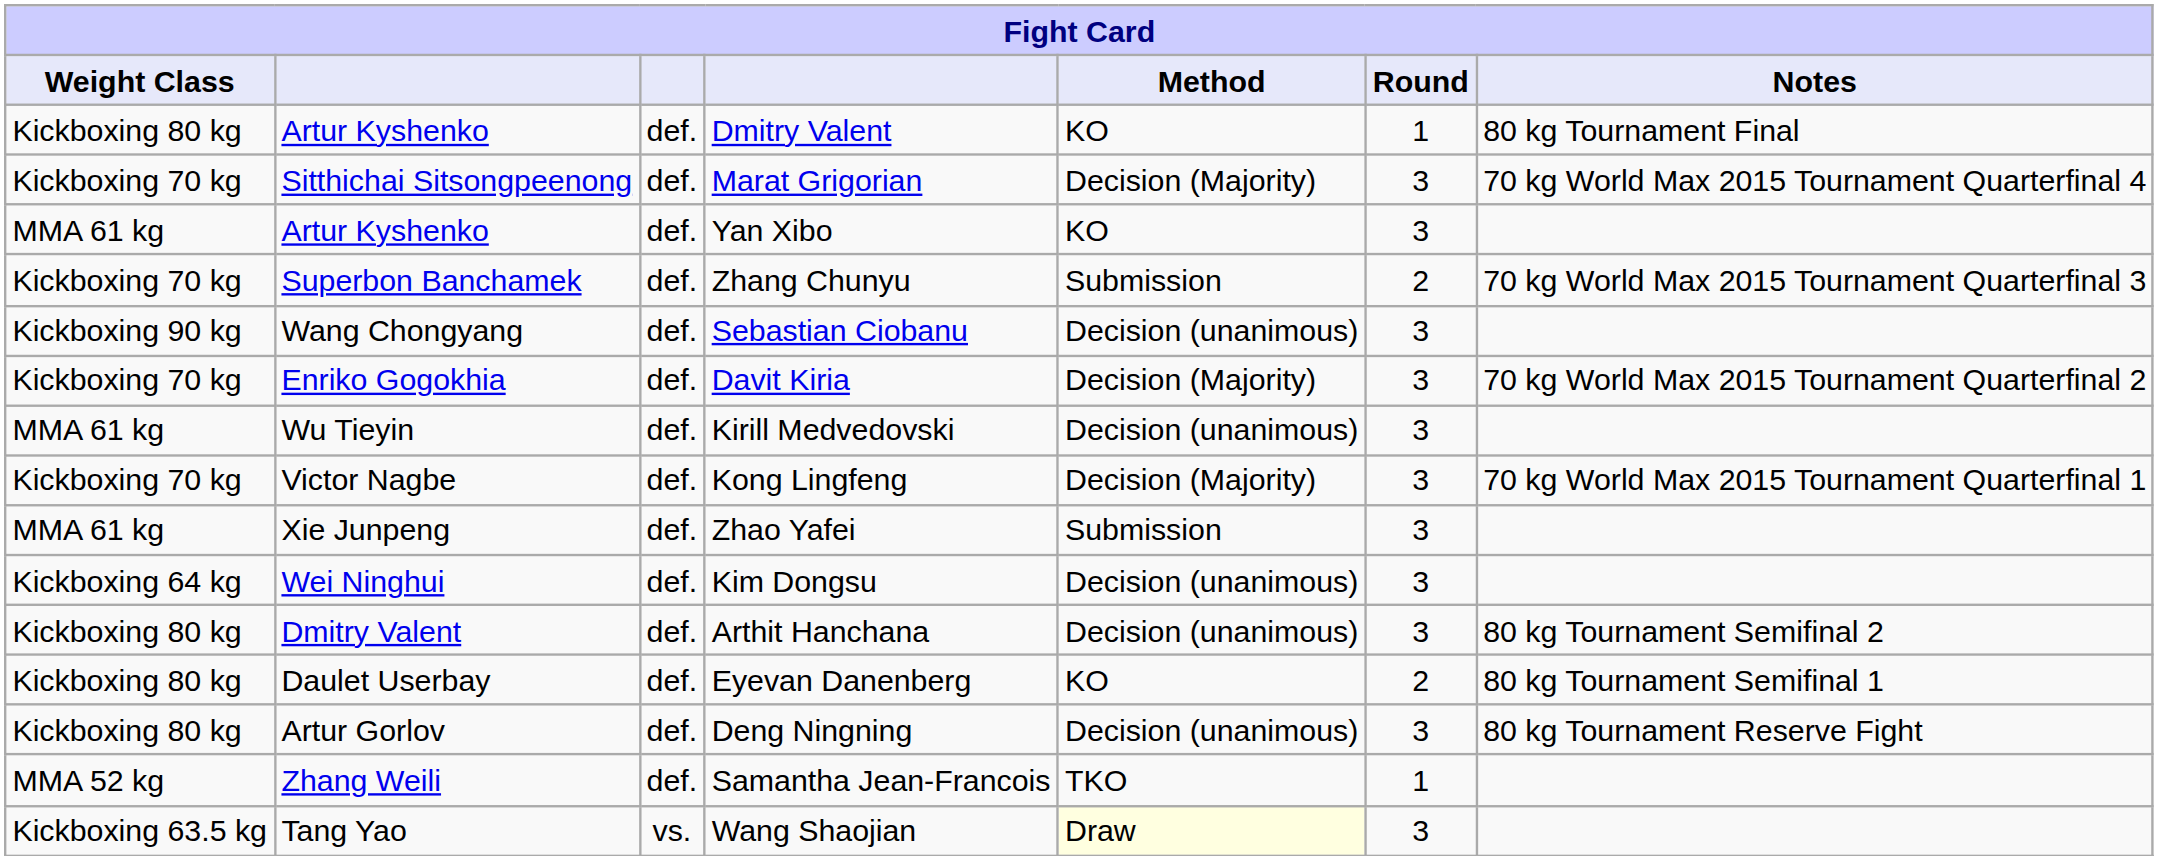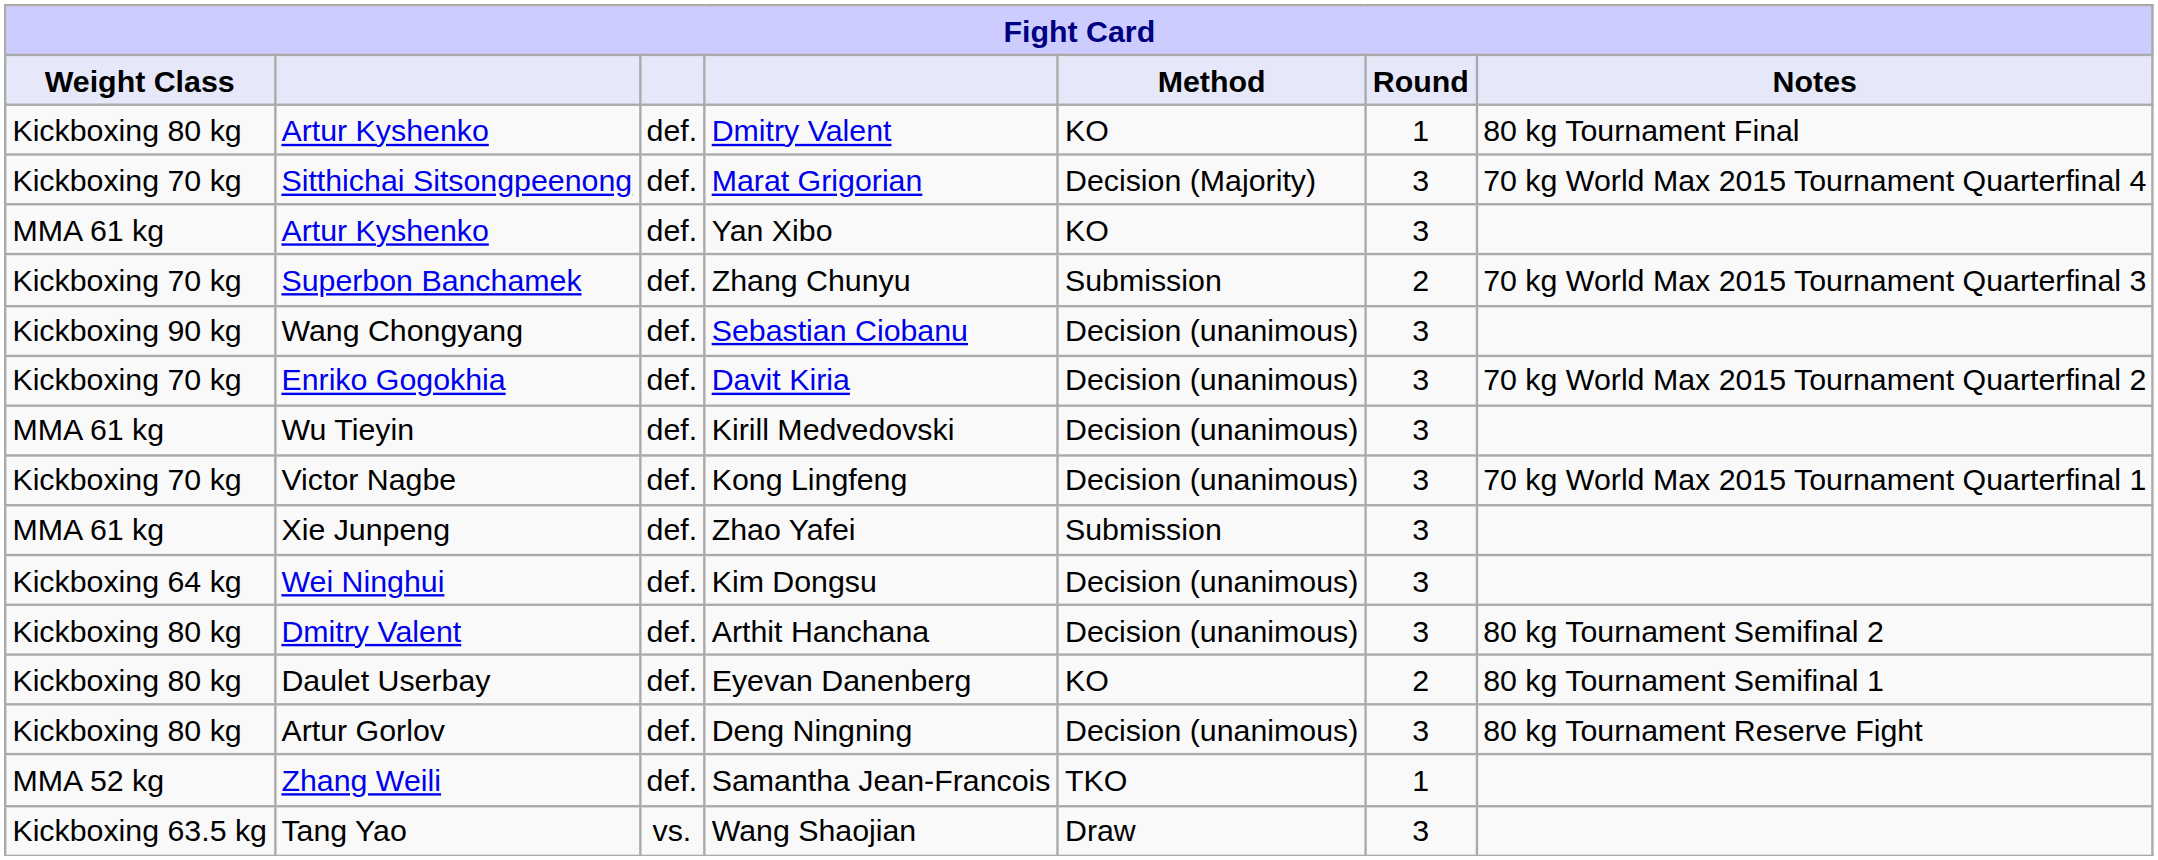(1191, 380) Decision (Majority) -> (1212, 380) Decision (unanimous)
(1191, 480) Decision (Majority) -> (1212, 480) Decision (unanimous)
(1100, 830) lightyellow background -> (1100, 830) no background
